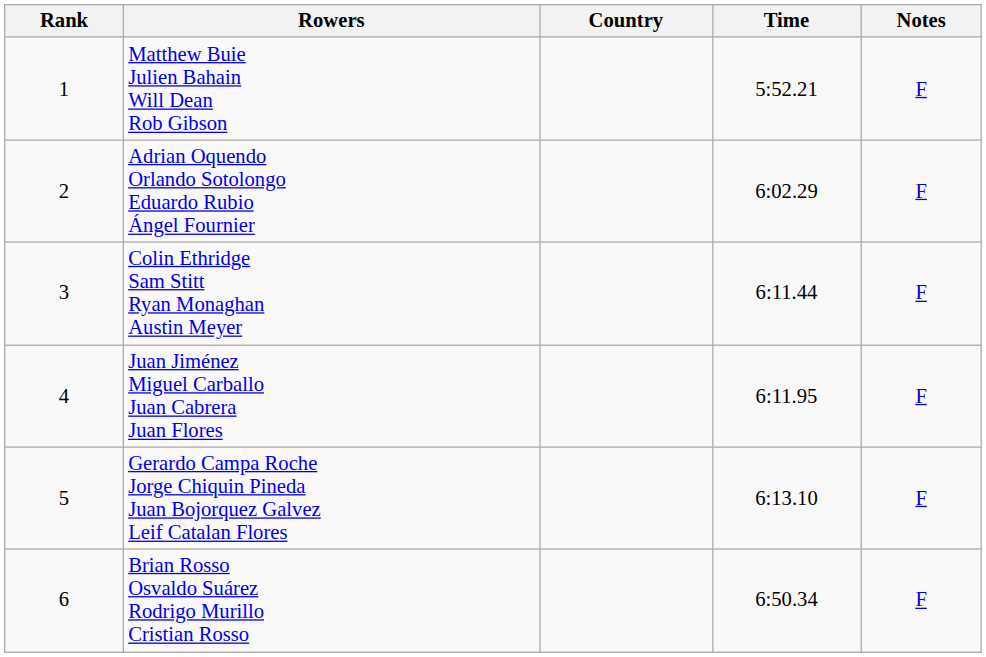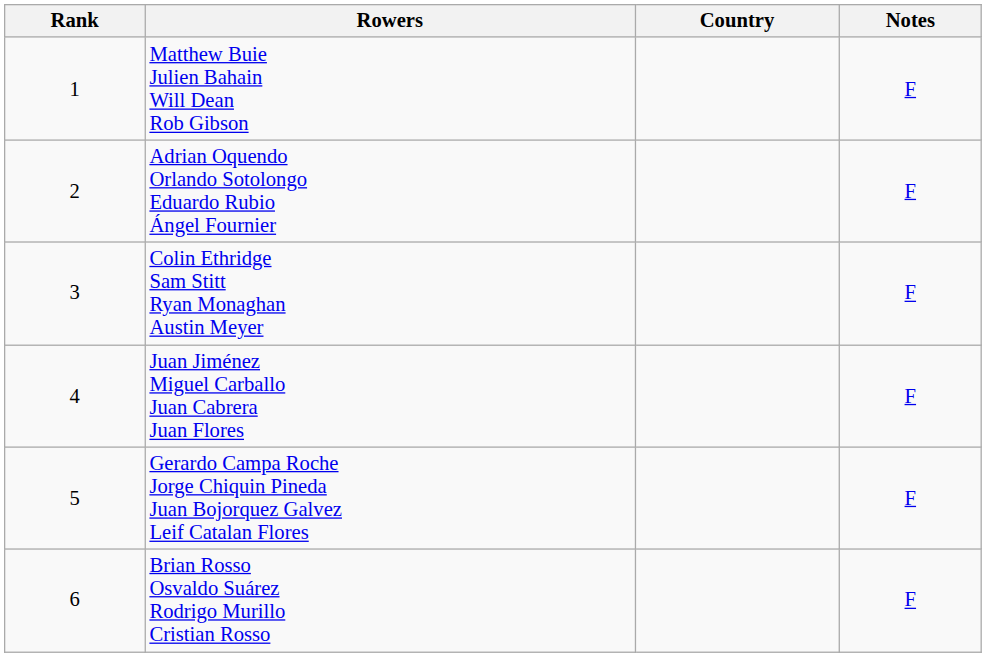- column: (786, 20)
